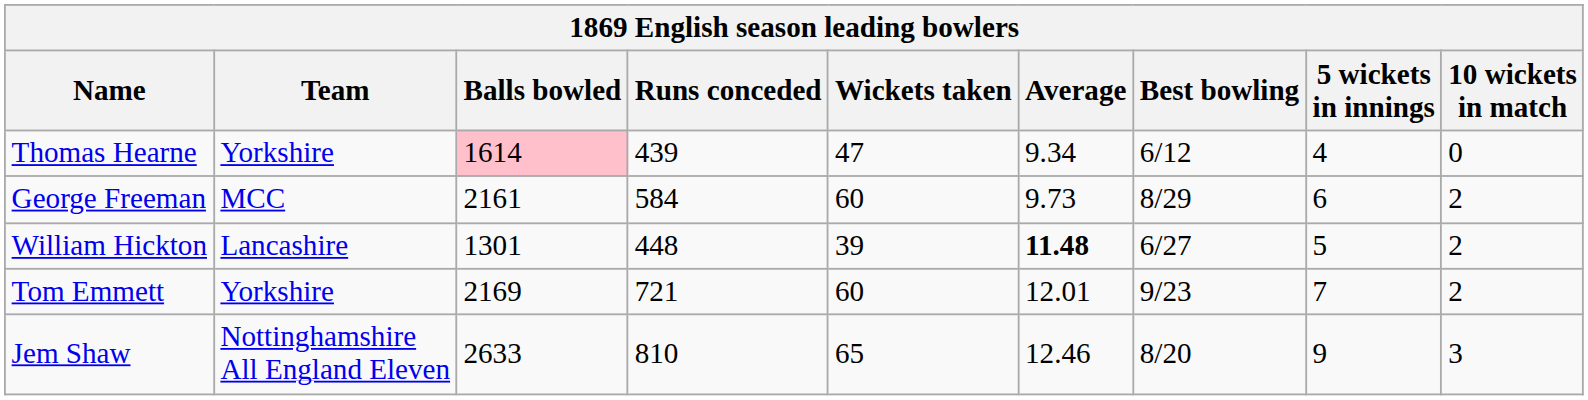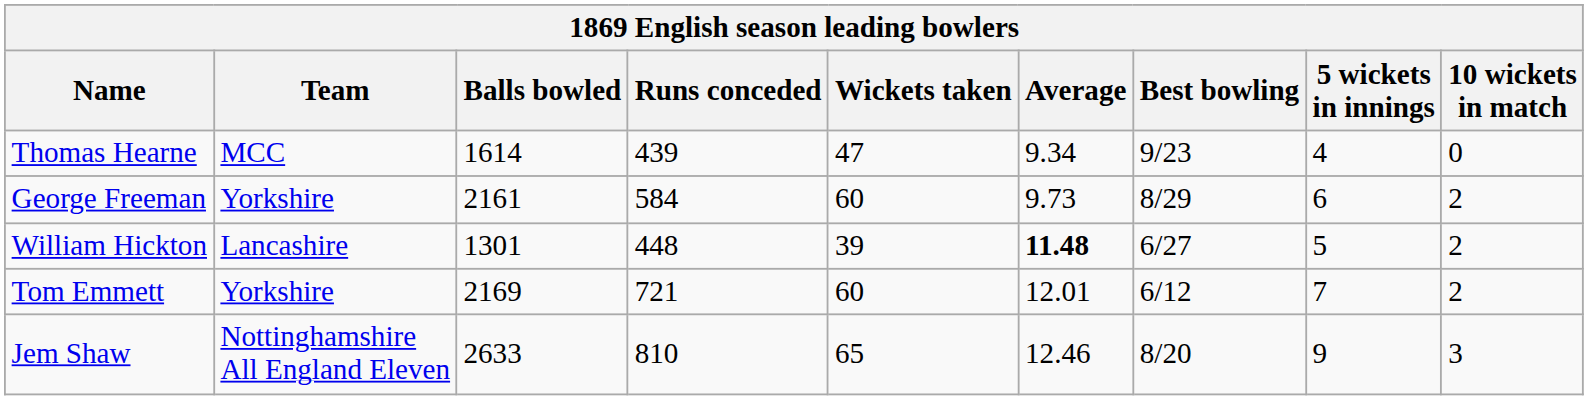(277, 152) Yorkshire -> (253, 152) MCC
(493, 152) pink background -> (493, 152) no background
(1166, 152) 6/12 -> (1166, 152) 9/23
(253, 198) MCC -> (277, 198) Yorkshire
(1166, 291) 9/23 -> (1166, 291) 6/12
